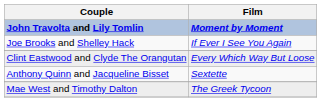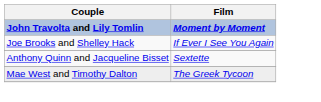- row: (97, 58)
